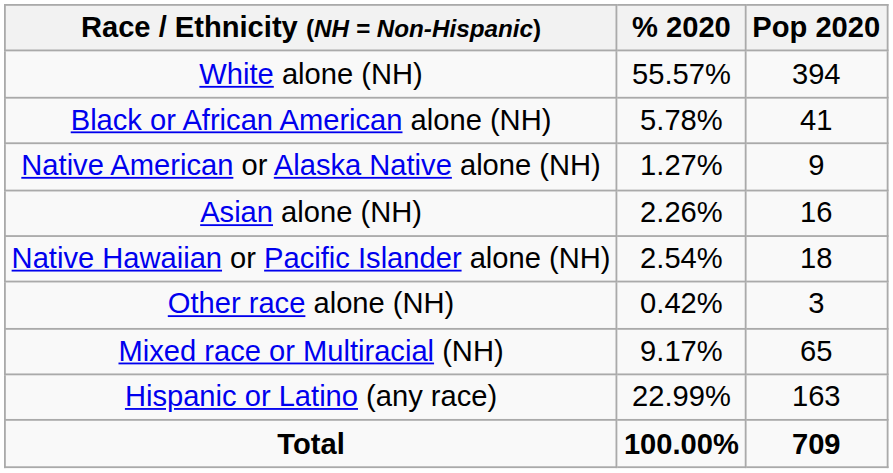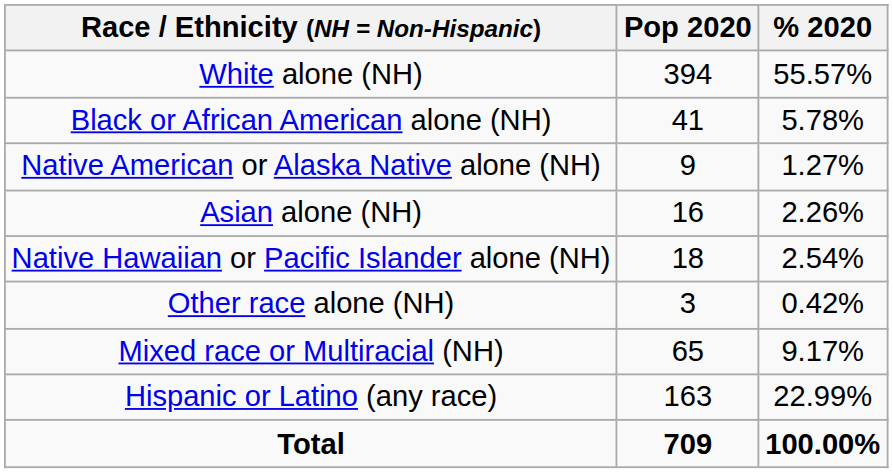columns swapped: (816, 27) <-> (681, 27)
